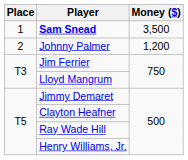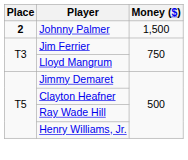- row: (68, 29)
(21, 46) normal -> (21, 29) bold
(156, 46) 1,200 -> (156, 29) 1,500
